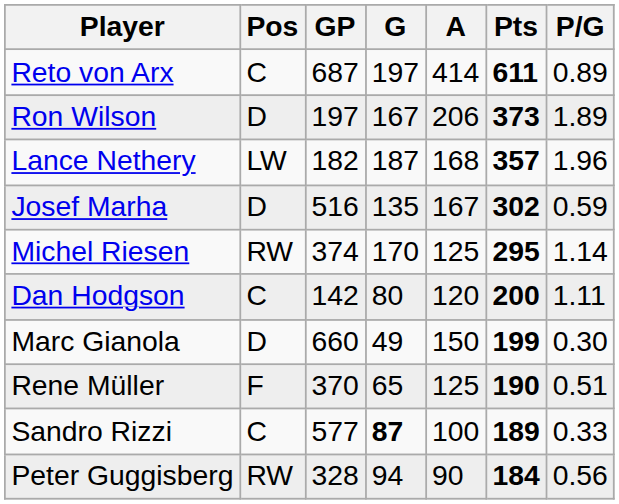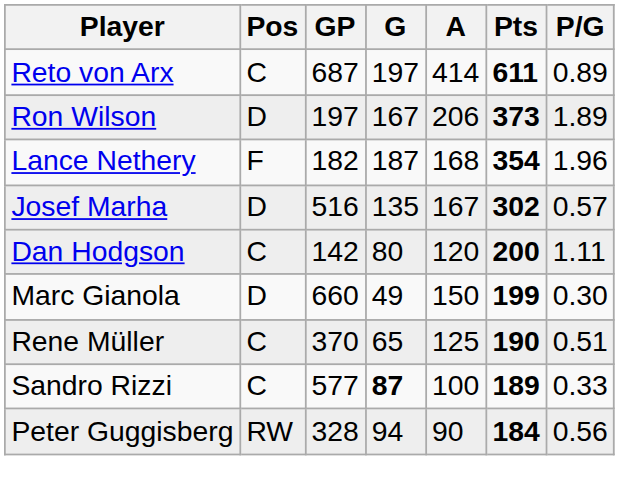(267, 161) LW -> (255, 161) F
(516, 161) 357 -> (516, 161) 354
(580, 206) 0.59 -> (580, 206) 0.57
- row: (100, 251)
(255, 386) F -> (257, 341) C
